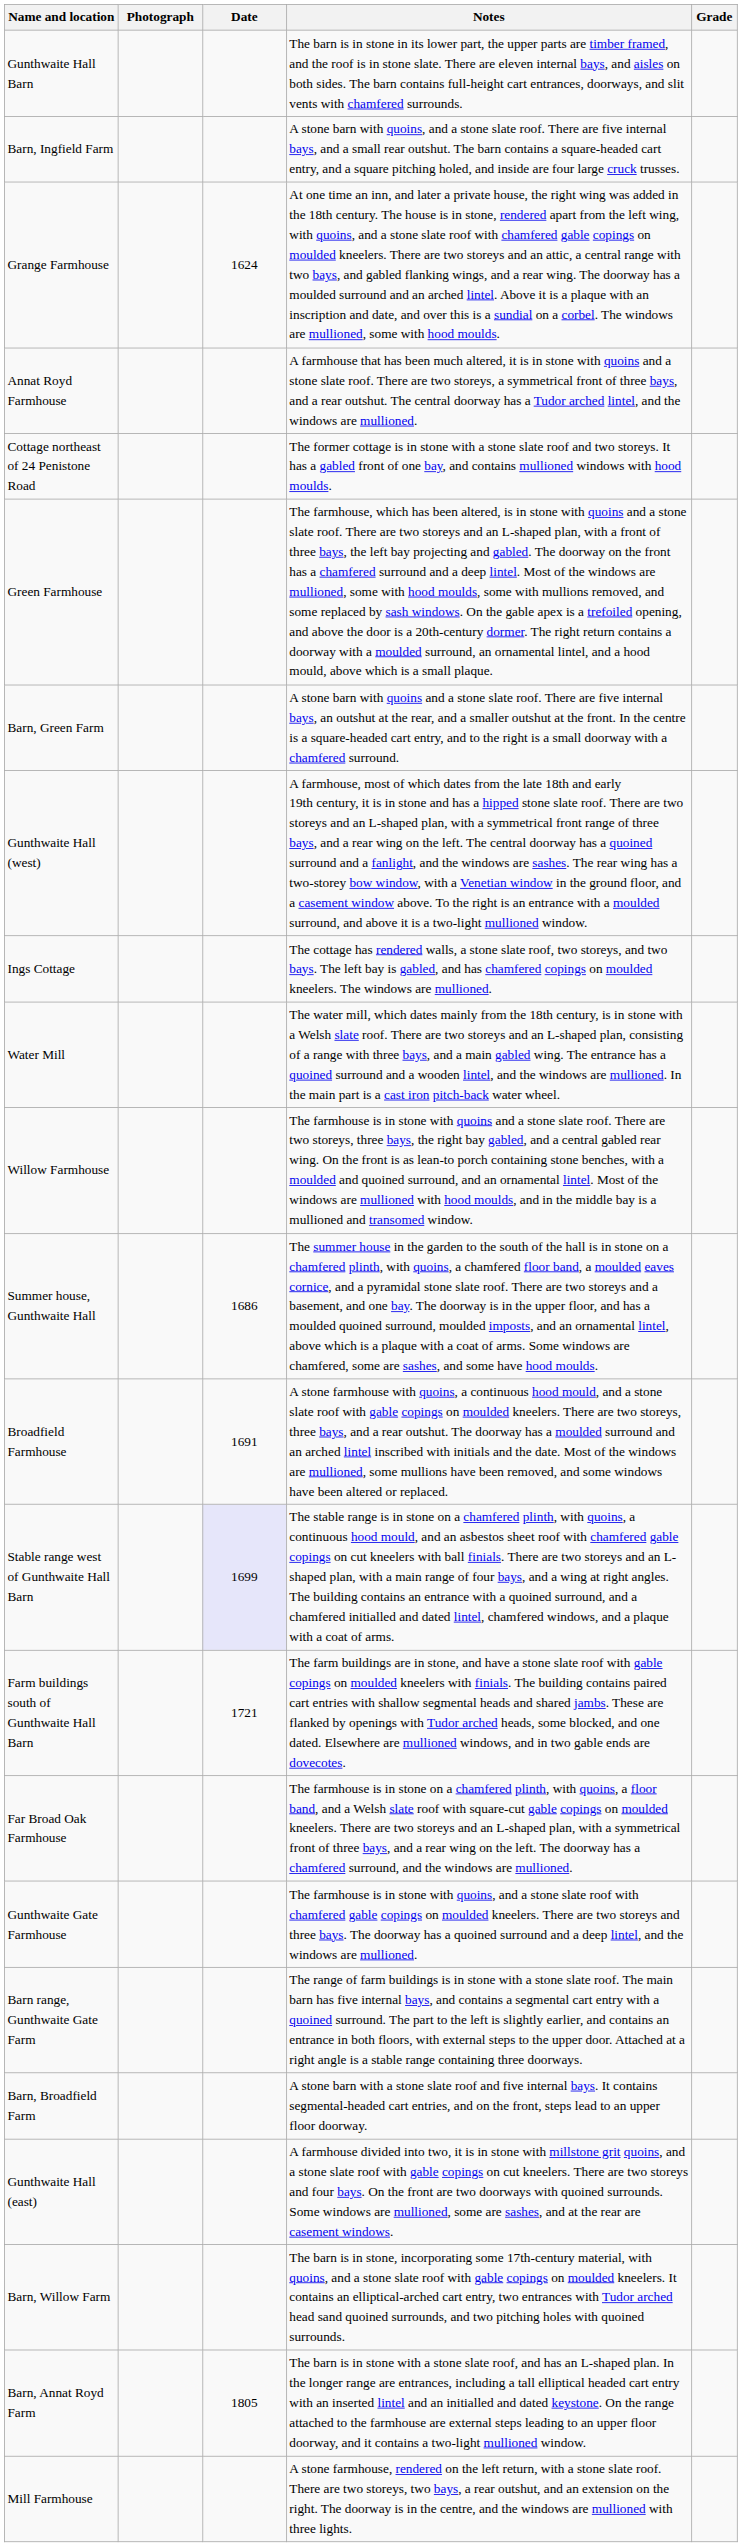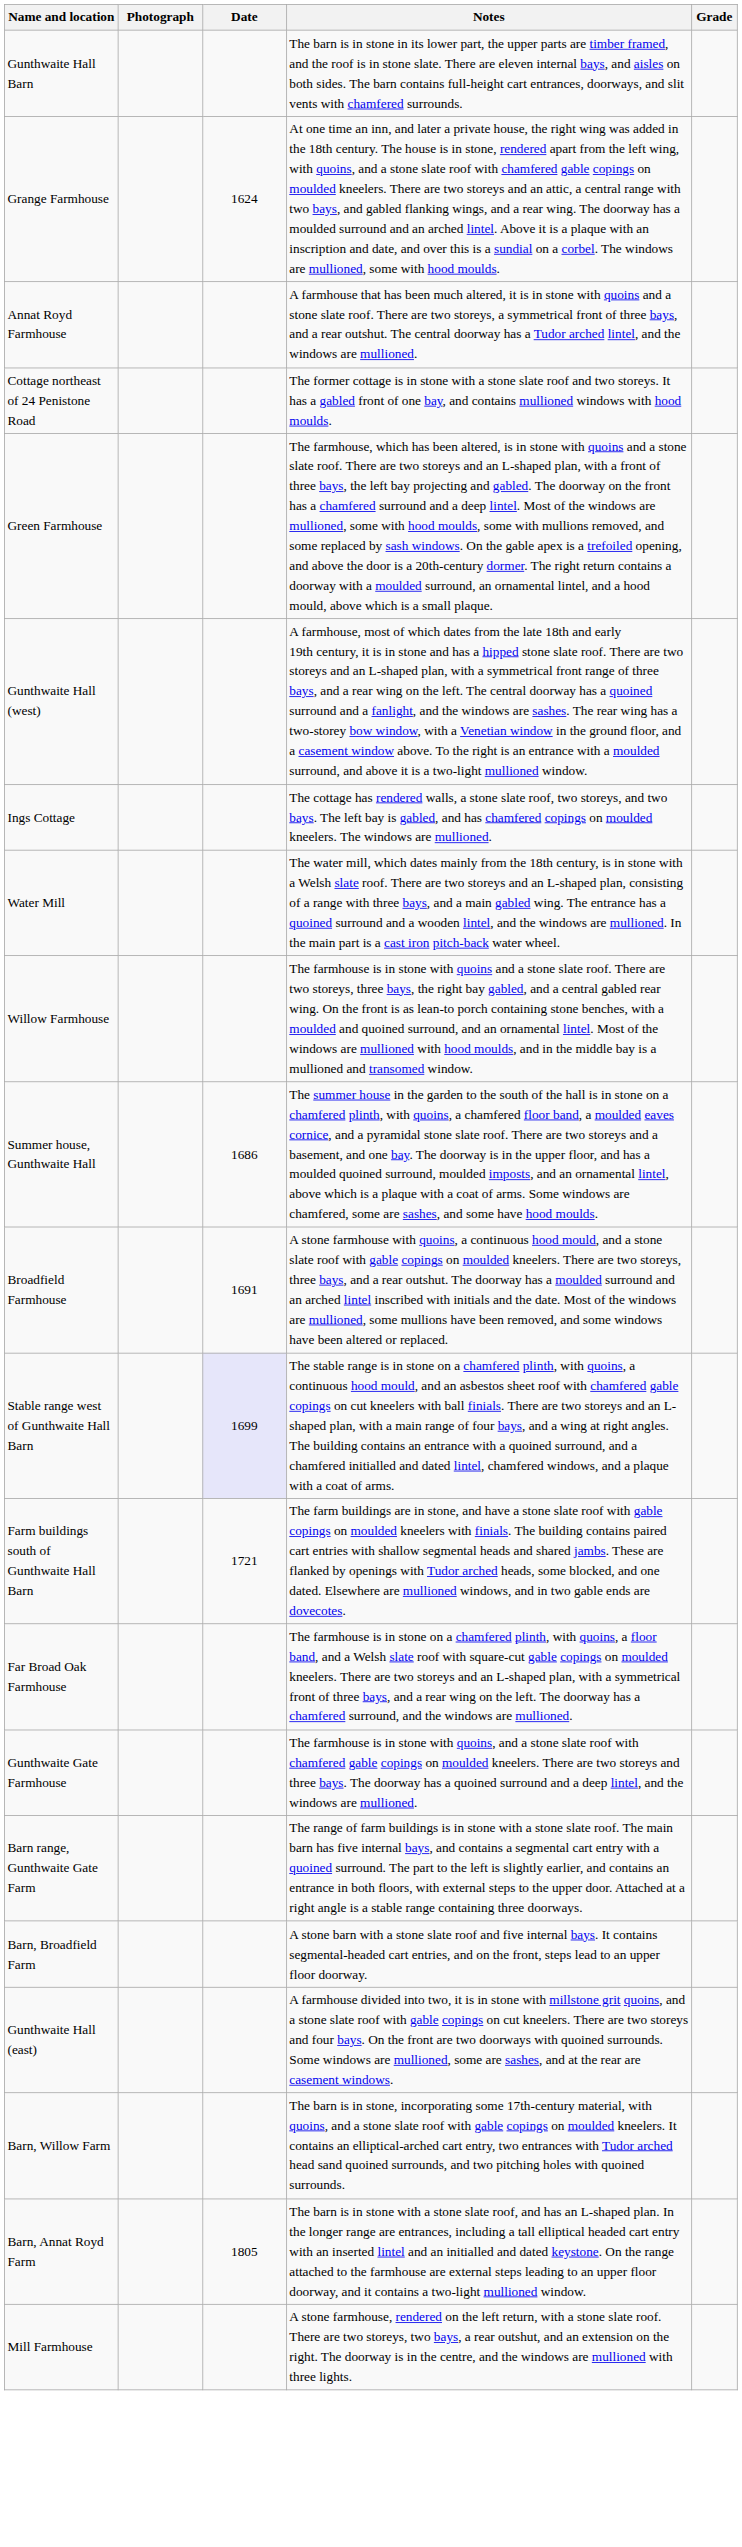- row: (60, 149)
- row: (56, 727)
